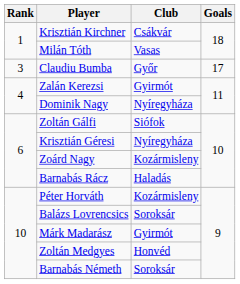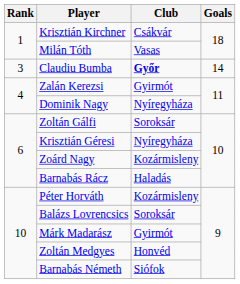(146, 68) normal -> (147, 68) bold
(218, 68) 17 -> (218, 68) 14
(149, 123) Siófok -> (154, 123) Soroksár
(154, 269) Soroksár -> (149, 269) Siófok
